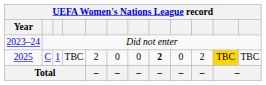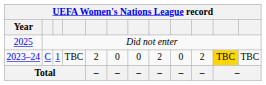(23, 42) 2023–24 -> (23, 42) 2025
(23, 57) 2025 -> (23, 57) 2023–24
(160, 57) bold -> (160, 57) normal
